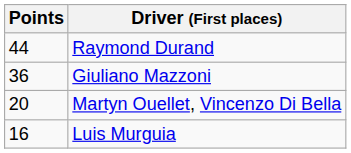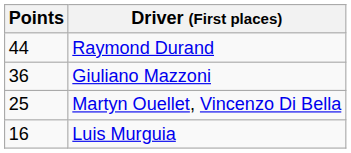(19, 104) 20 -> (19, 104) 25
